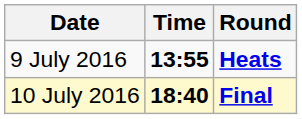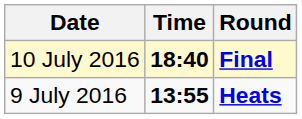rows swapped: (69, 58) <-> (75, 95)
